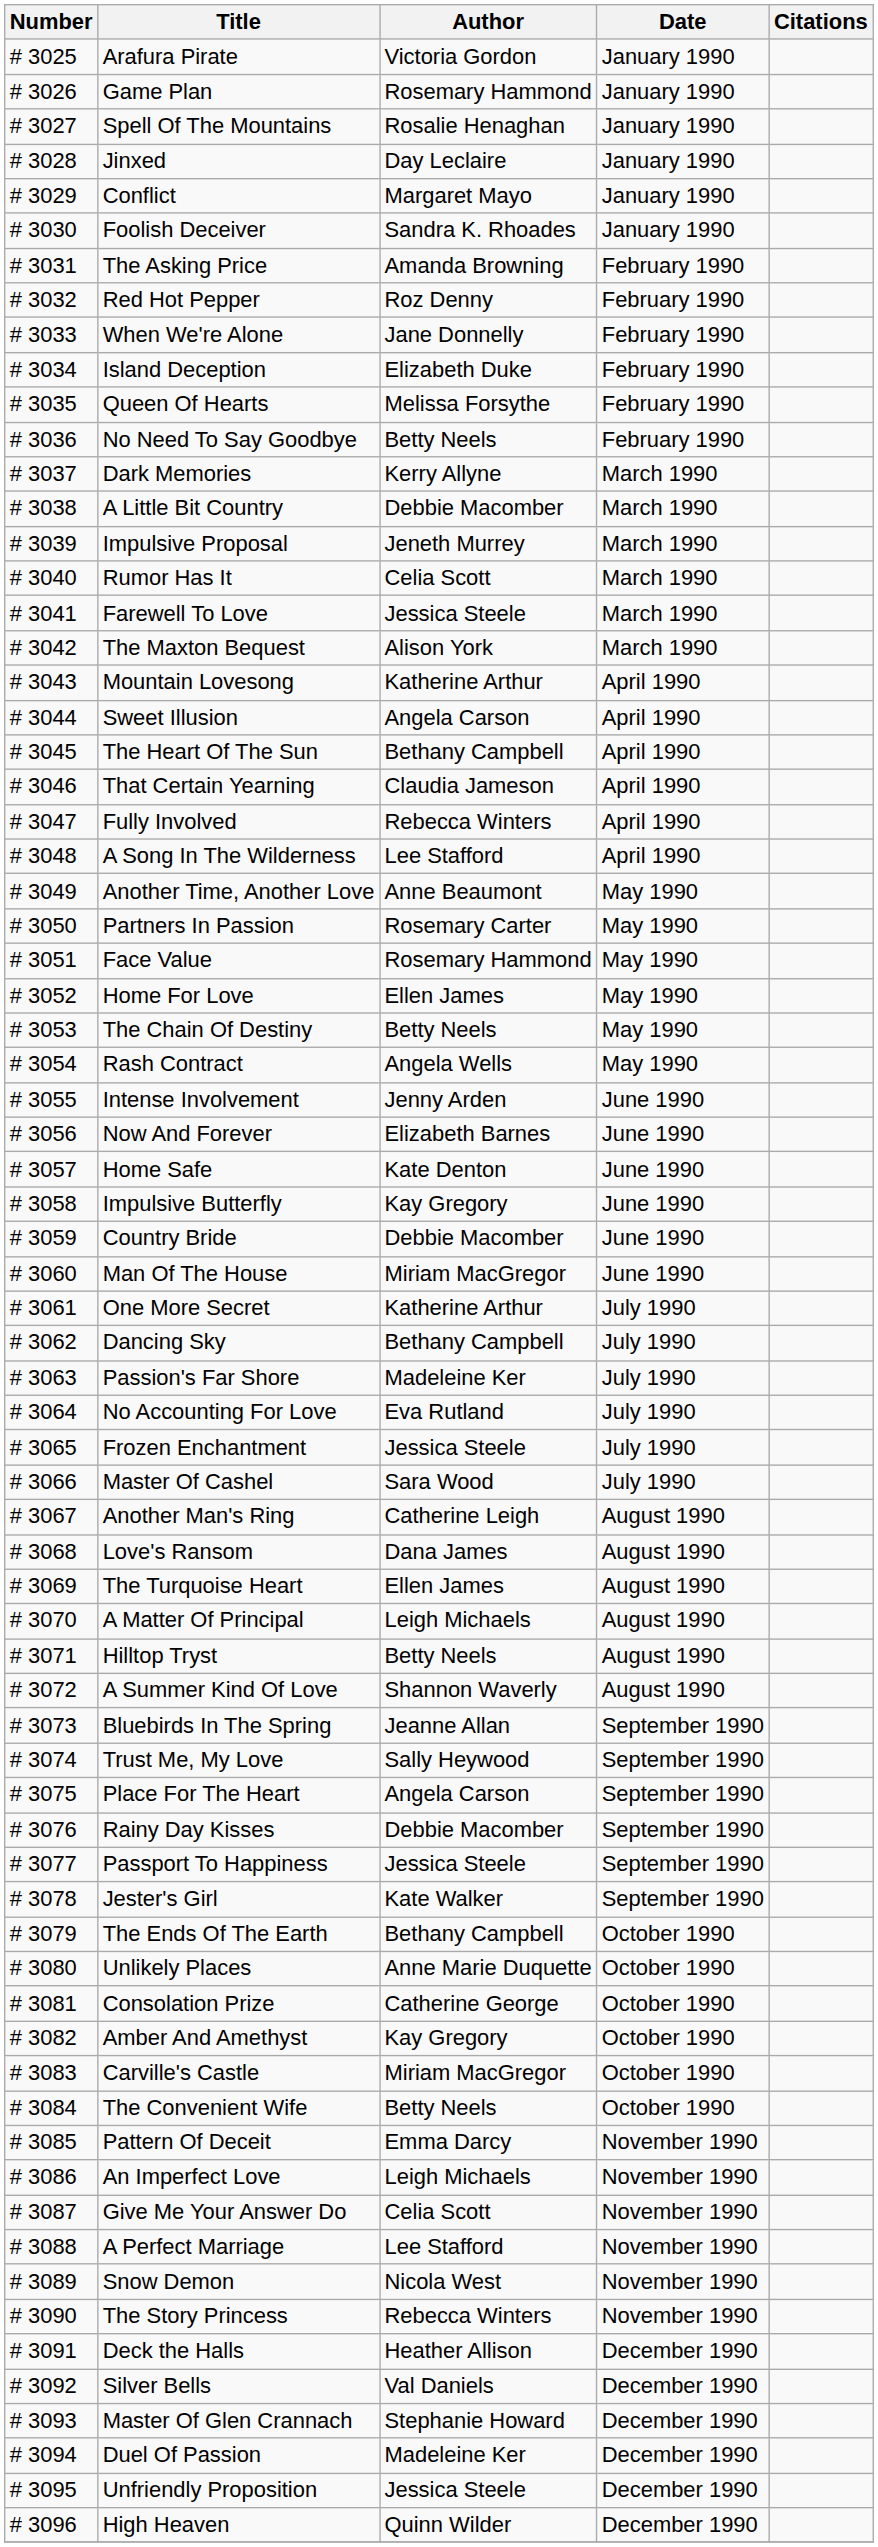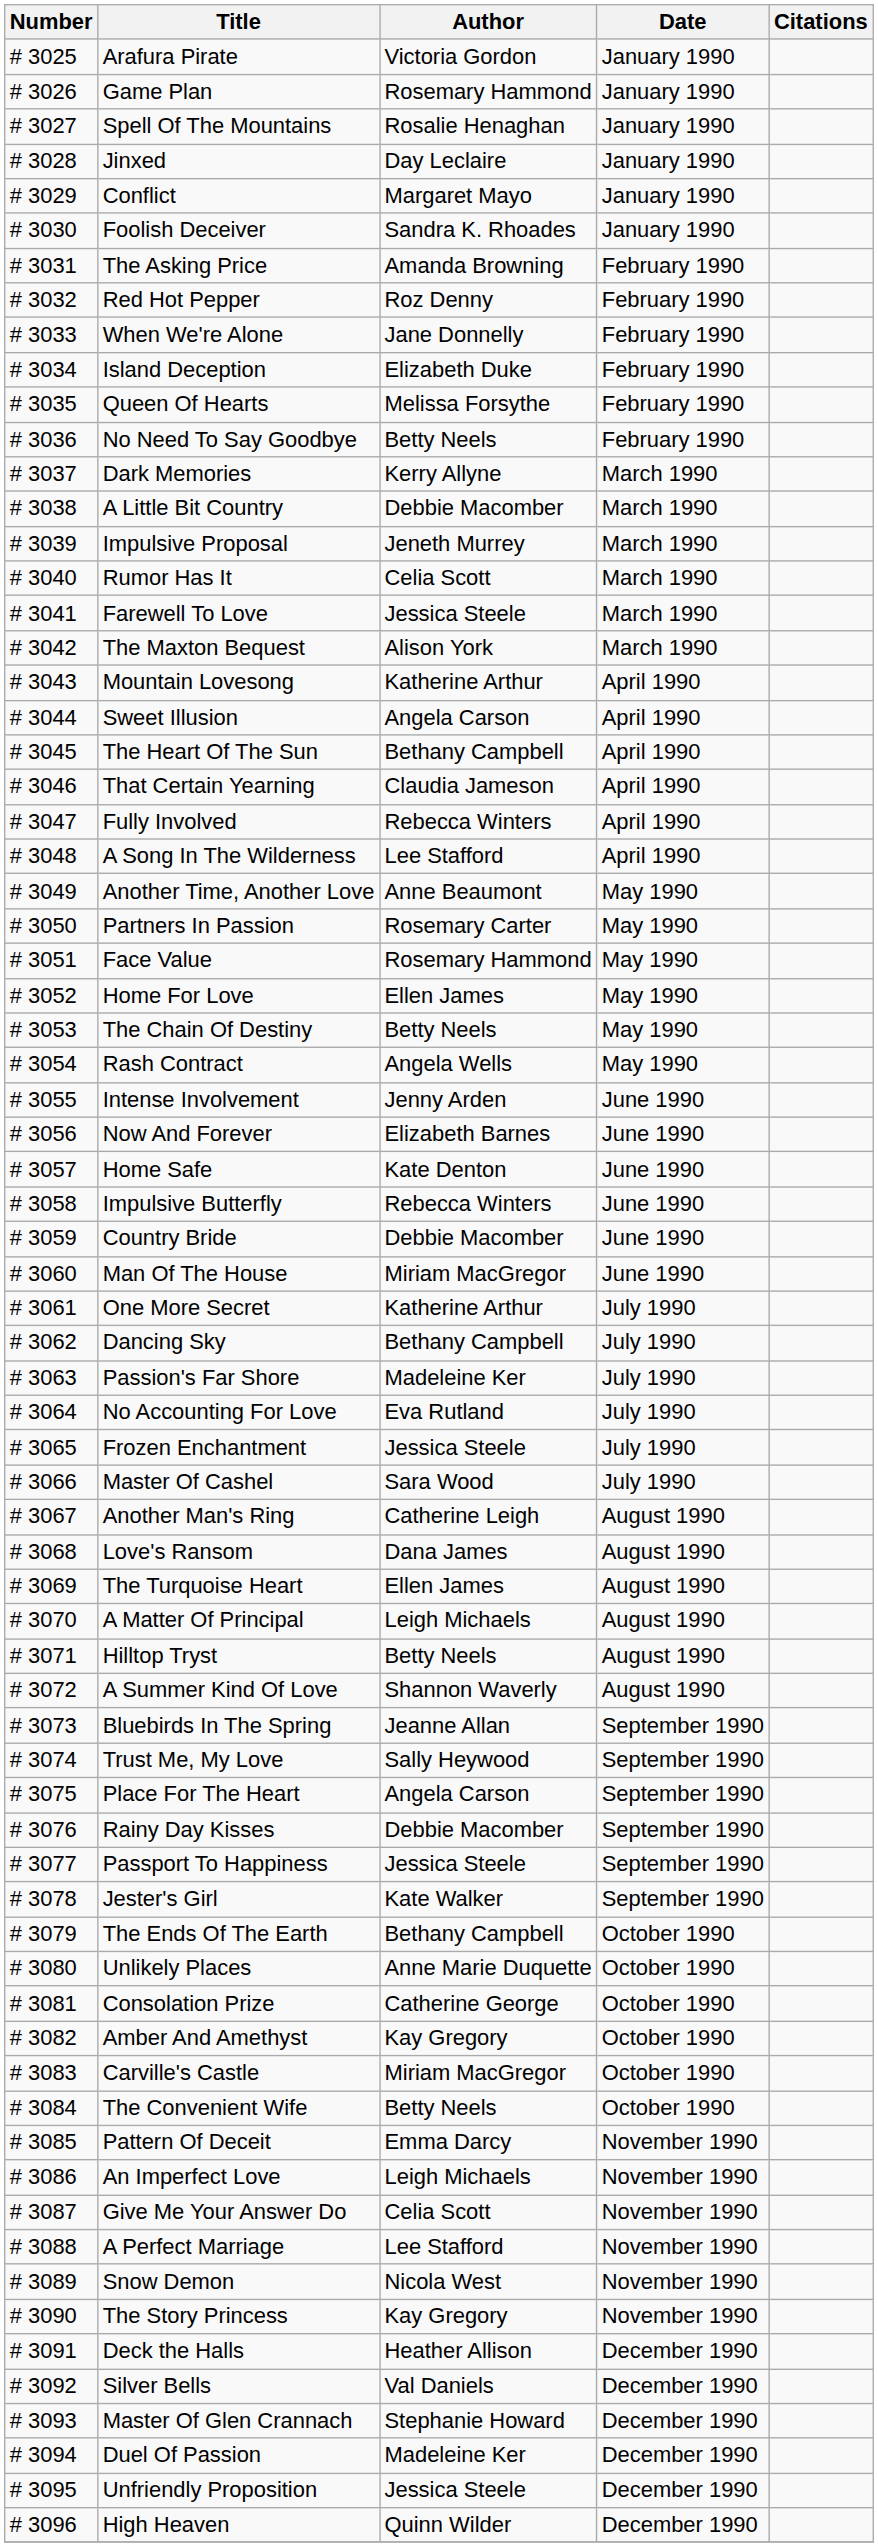(446, 1203) Kay Gregory -> (468, 1203) Rebecca Winters
(468, 2316) Rebecca Winters -> (446, 2316) Kay Gregory
